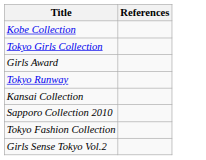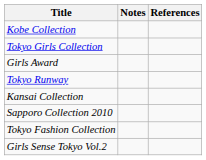+ column: (133, 12)
